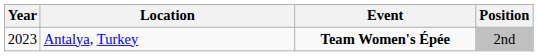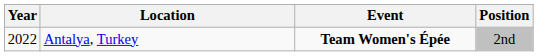(22, 39) 2023 -> (22, 39) 2022
